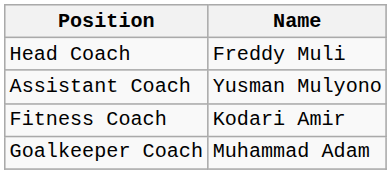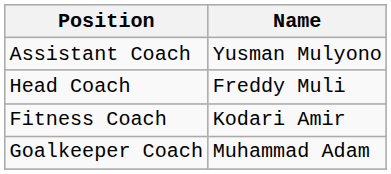rows swapped: (70, 54) <-> (100, 87)
